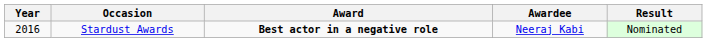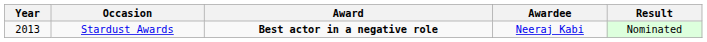(28, 30) 2016 -> (28, 30) 2013
